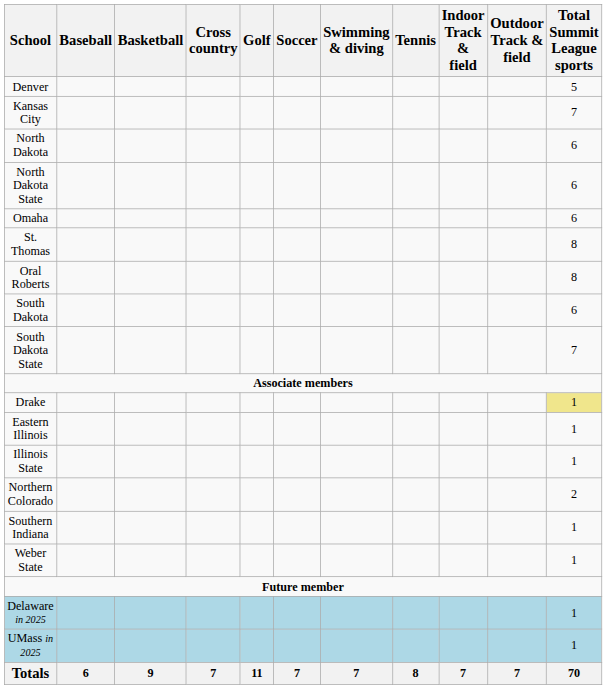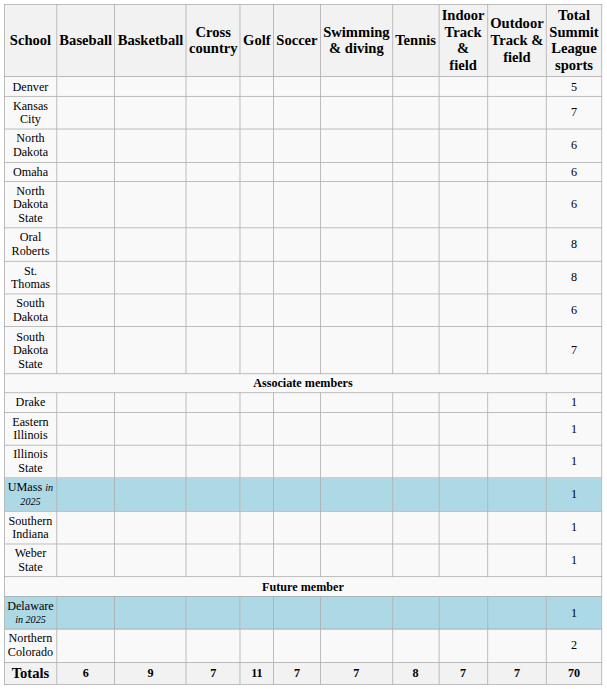rows swapped: (30, 185) <-> (30, 218)
rows swapped: (30, 277) <-> (30, 244)
(574, 402) khaki background -> (574, 402) no background
rows swapped: (30, 494) <-> (30, 645)
